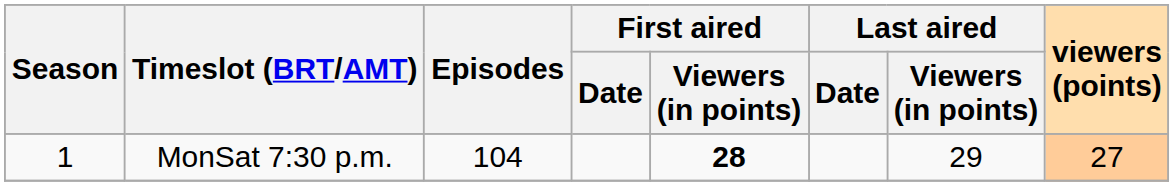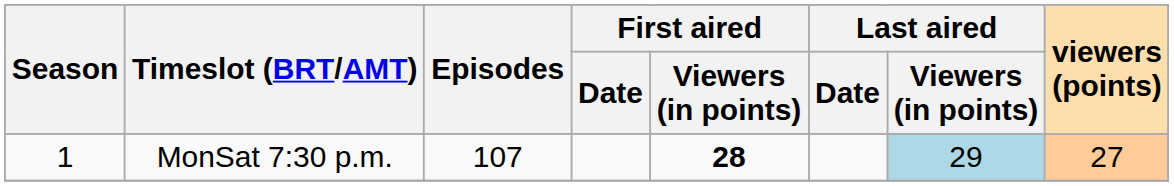(498, 156) 104 -> (498, 156) 107
(966, 156) no background -> (966, 156) lightblue background
